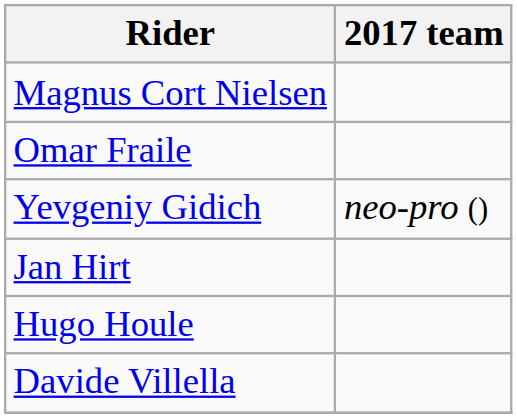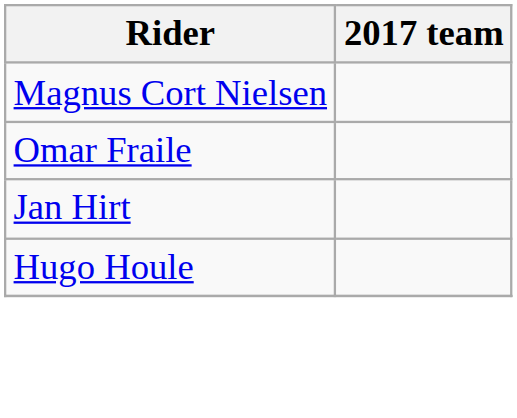- row: (137, 207)
- row: (125, 382)
